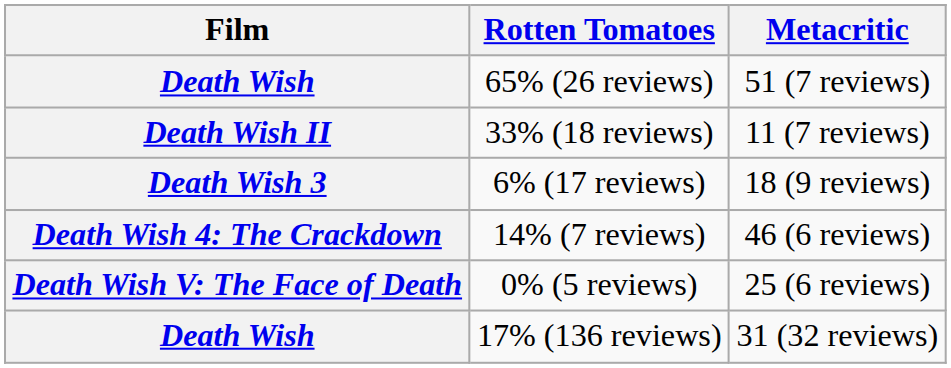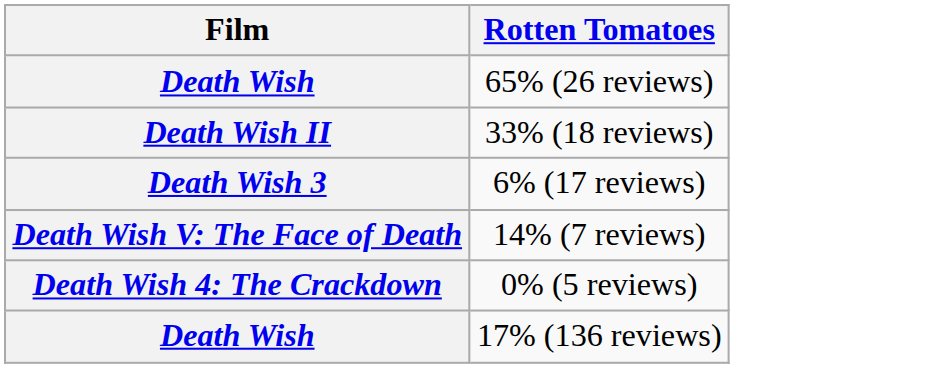- column: (837, 30)
(237, 234) Death Wish 4: The Crackdown -> (237, 234) Death Wish V: The Face of Death
(237, 285) Death Wish V: The Face of Death -> (237, 285) Death Wish 4: The Crackdown
